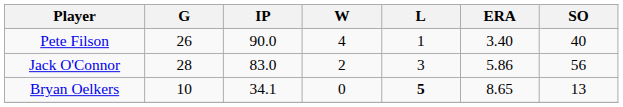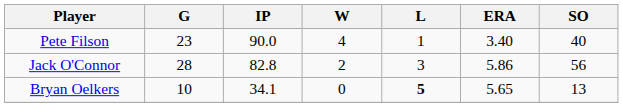(184, 41) 26 -> (184, 41) 23
(263, 65) 83.0 -> (263, 65) 82.8
(500, 89) 8.65 -> (500, 89) 5.65
